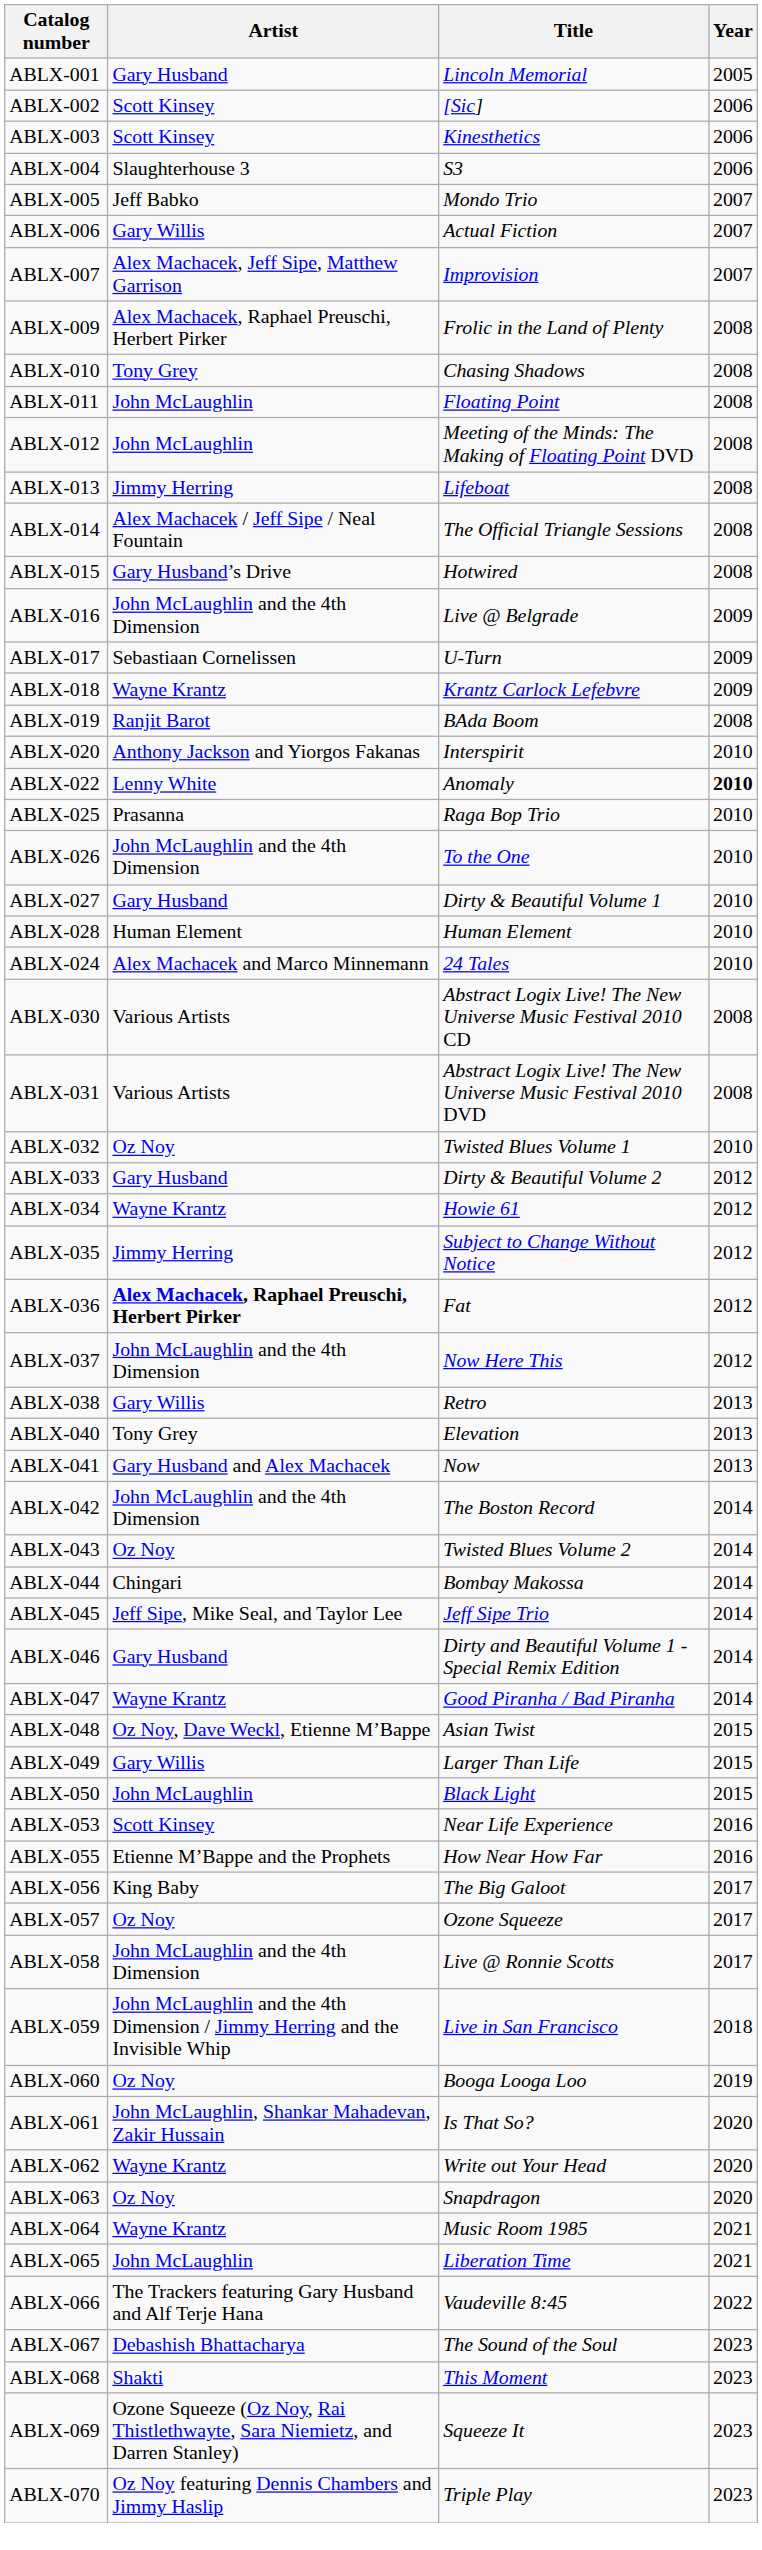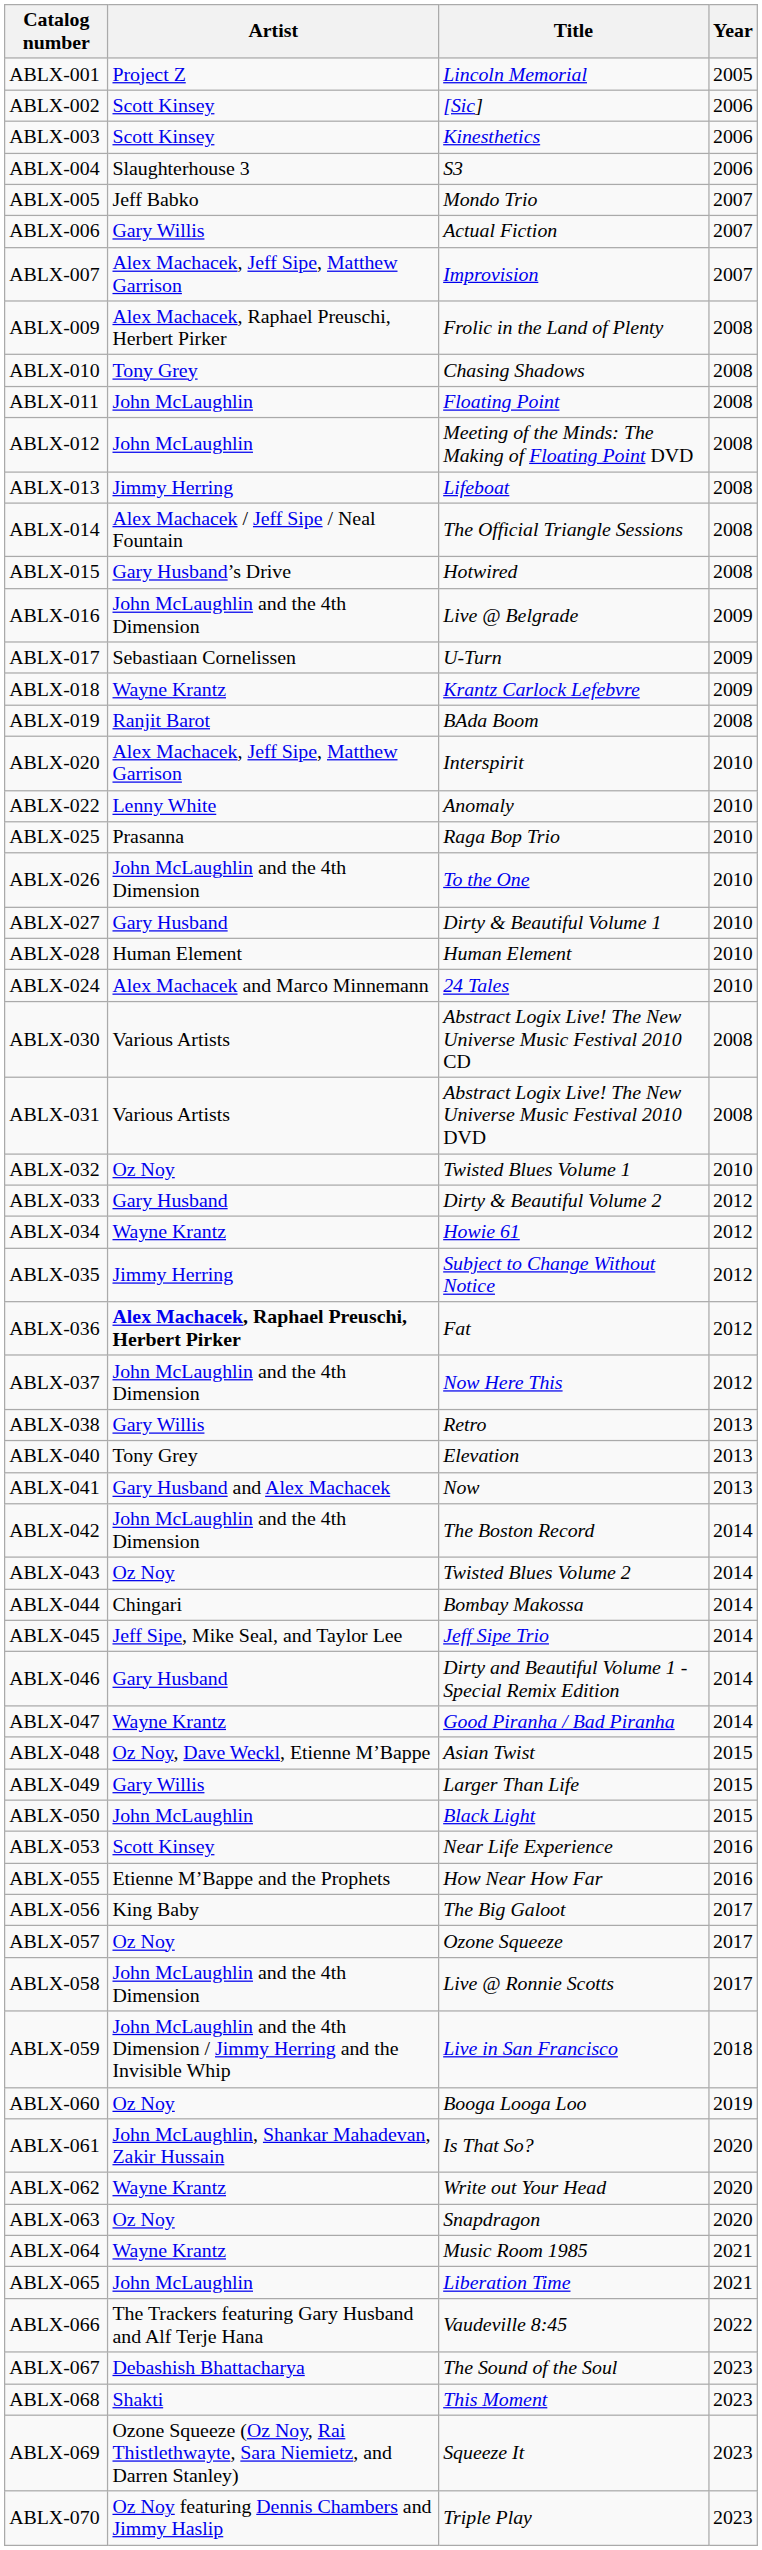(170, 74) Gary Husband -> (149, 74) Project Z
(266, 751) Anthony Jackson and Yiorgos Fakanas -> (255, 763) Alex Machacek, Jeff Sipe, Matthew Garrison
(733, 783) bold -> (733, 805) normal
